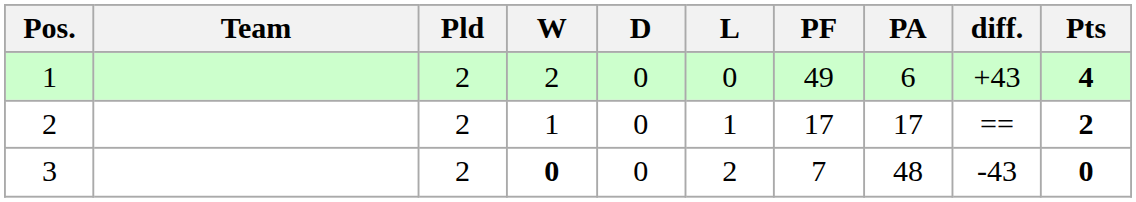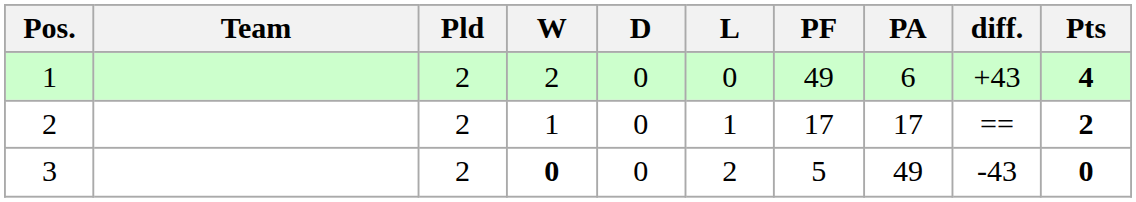(819, 171) 7 -> (819, 171) 5
(908, 171) 48 -> (908, 171) 49
